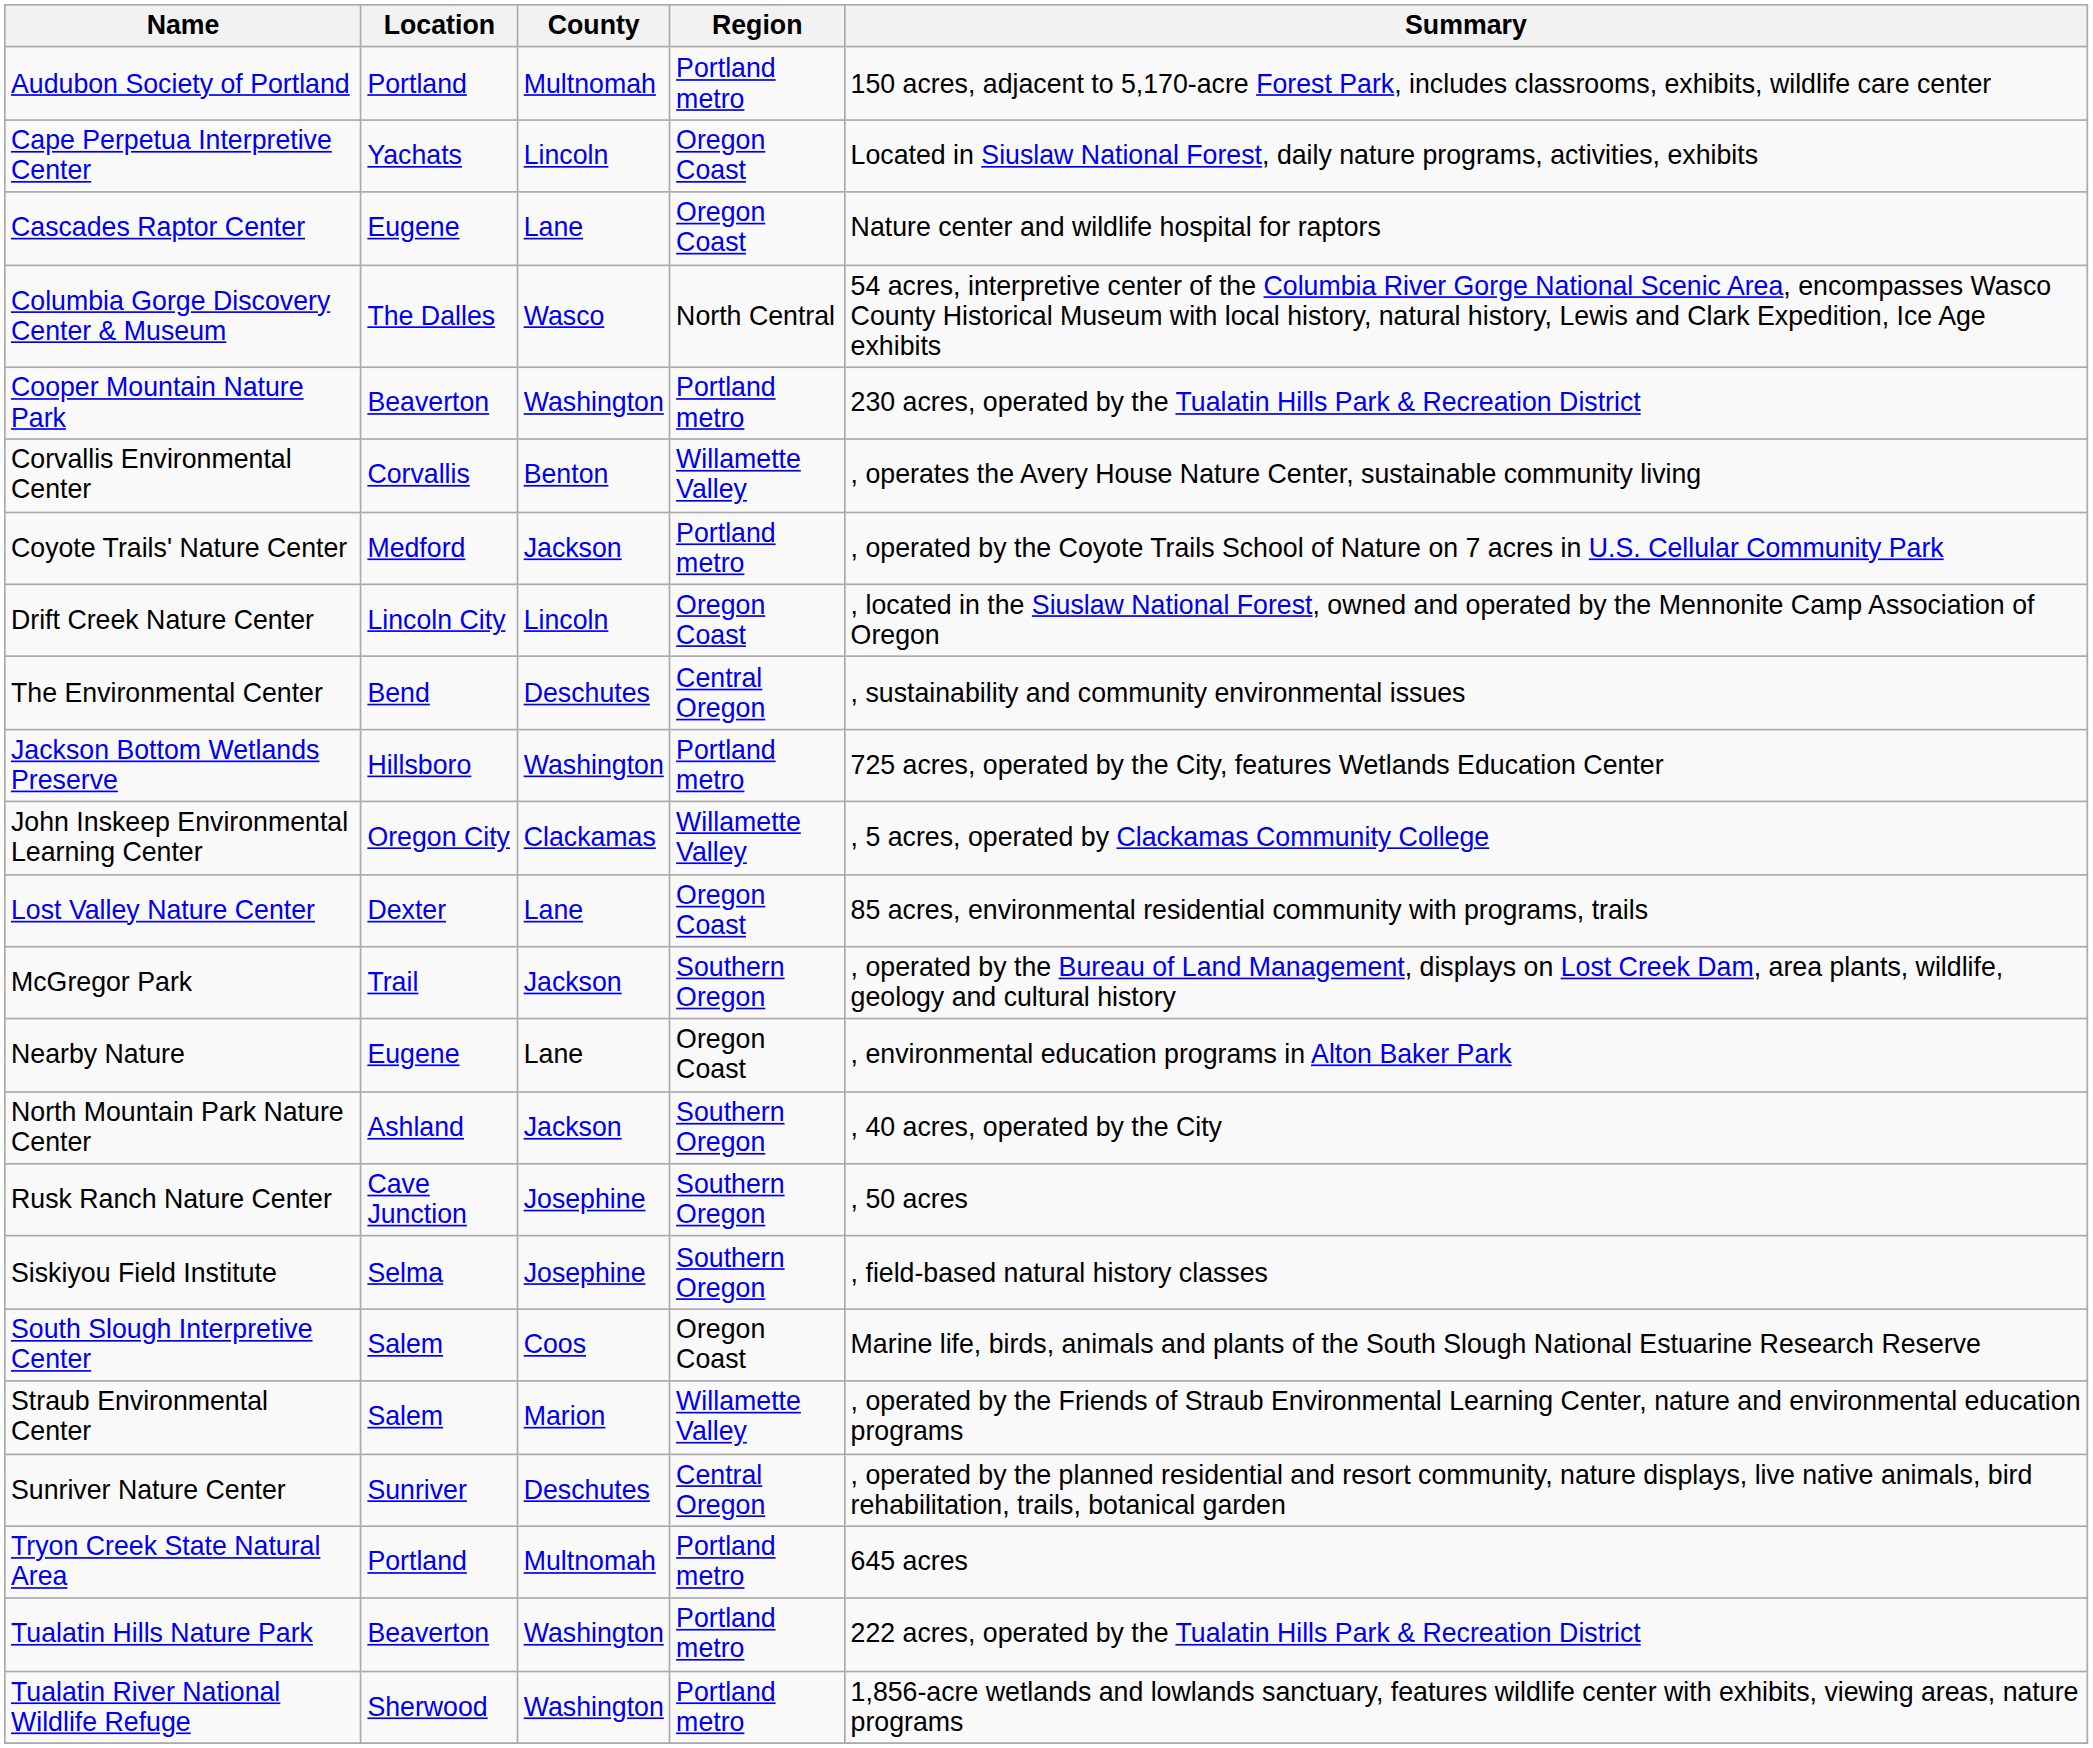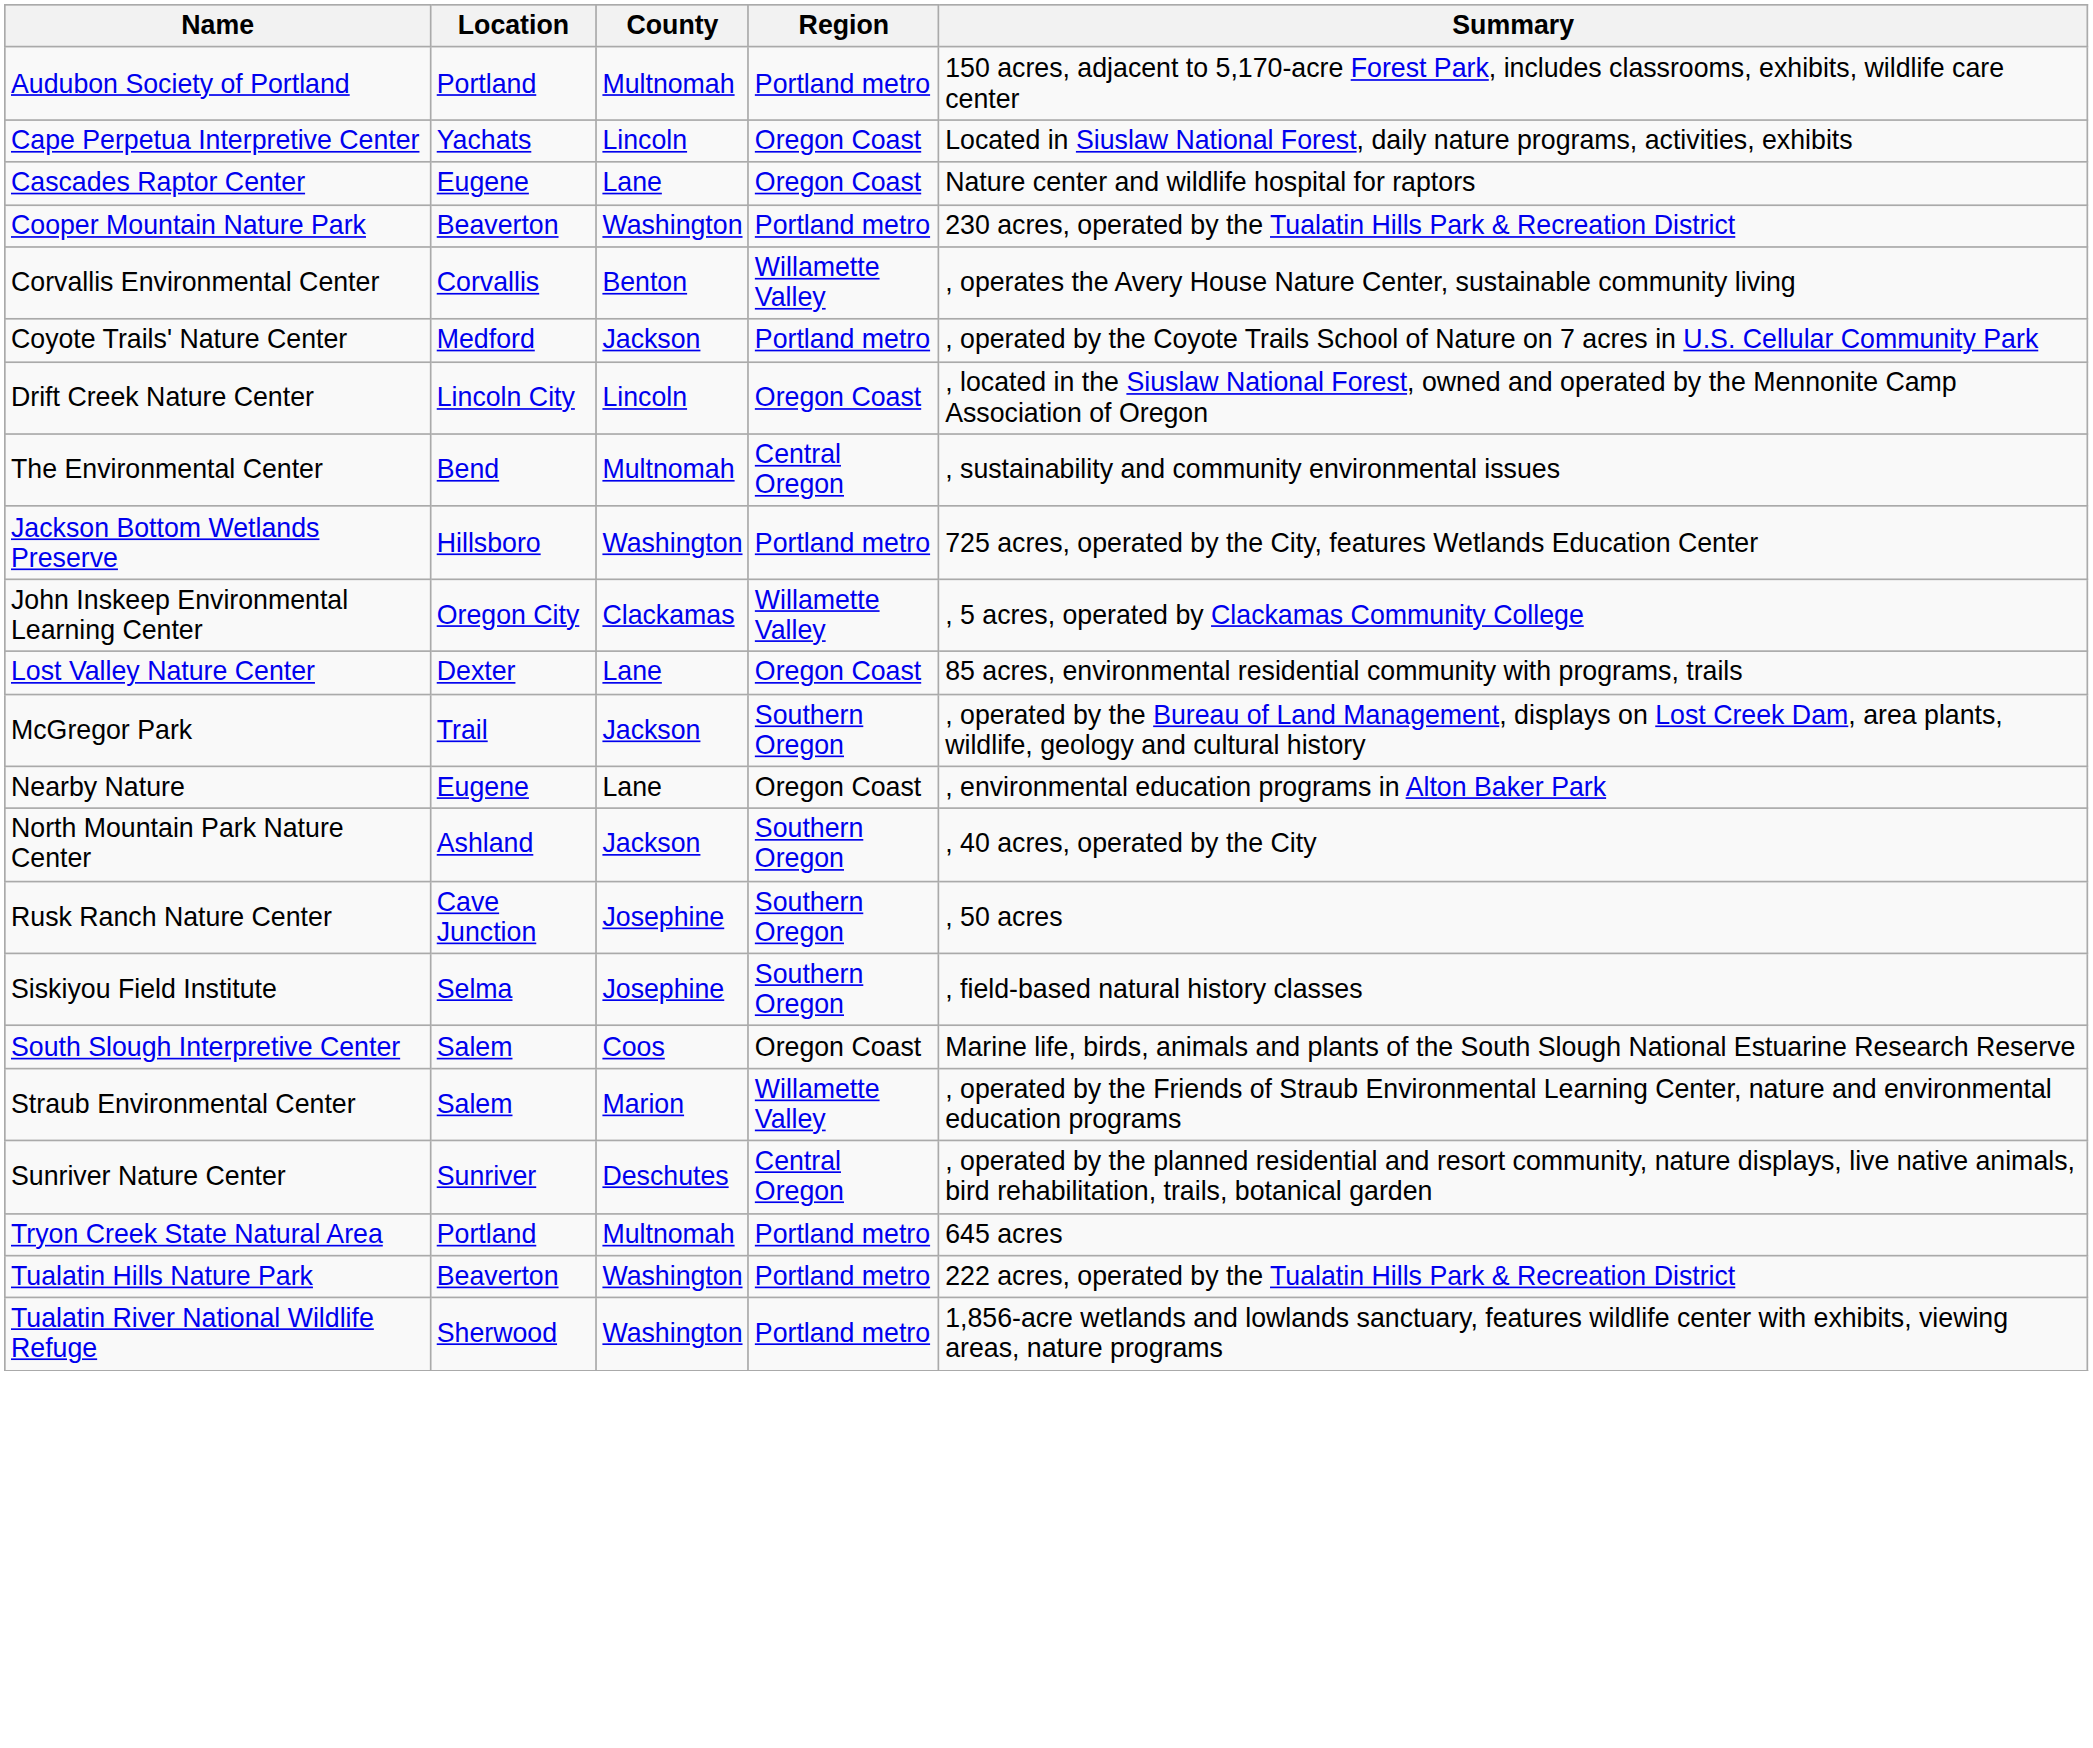- row: (171, 315)
(587, 692) Deschutes -> (669, 469) Multnomah
